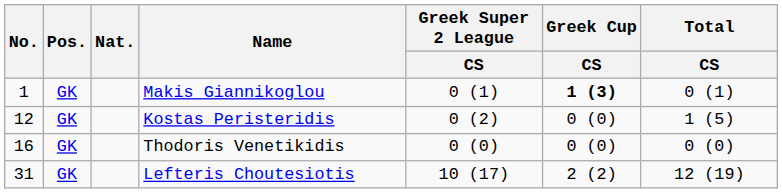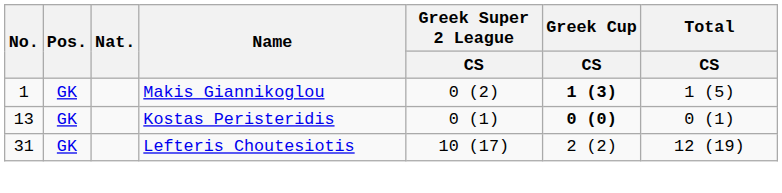(474, 92) 0 (1) -> (474, 92) 0 (2)
(709, 92) 0 (1) -> (709, 92) 1 (5)
(24, 120) 12 -> (24, 120) 13
(474, 120) 0 (2) -> (474, 120) 0 (1)
(592, 120) normal -> (592, 120) bold
(709, 120) 1 (5) -> (709, 120) 0 (1)
- row: (244, 147)
